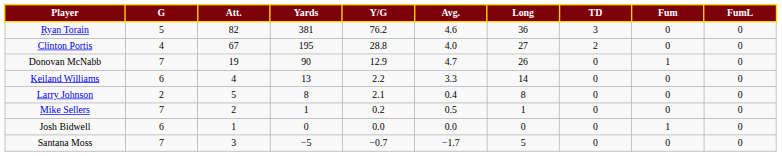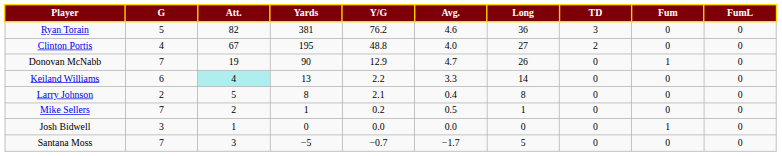(378, 46) 28.8 -> (378, 46) 48.8
(234, 78) no background -> (234, 78) paleturquoise background
(161, 127) 6 -> (161, 127) 3
